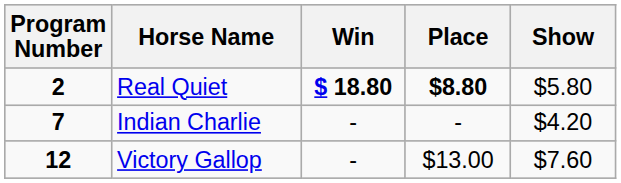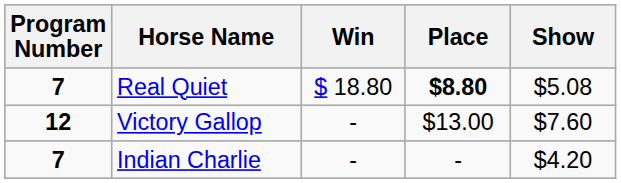(58, 86) 2 -> (58, 86) 7
(353, 86) bold -> (353, 86) normal
(563, 86) $5.80 -> (563, 86) $5.08
rows swapped: (189, 160) <-> (189, 123)
